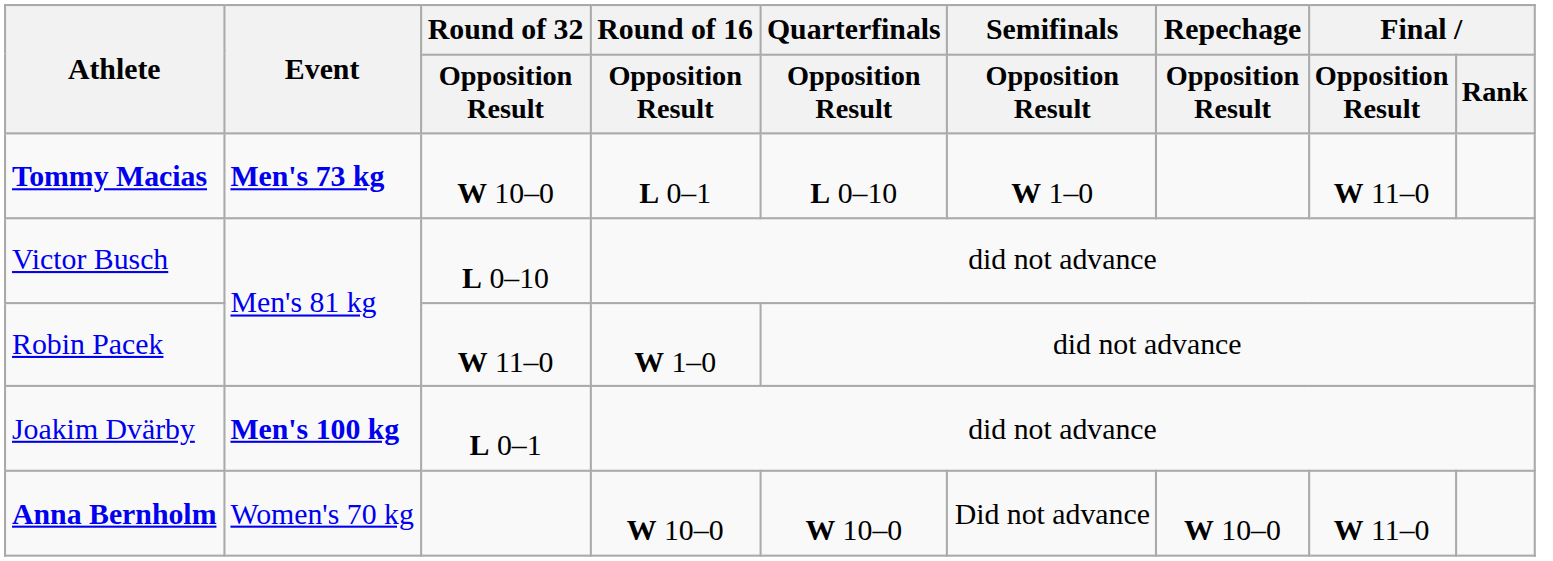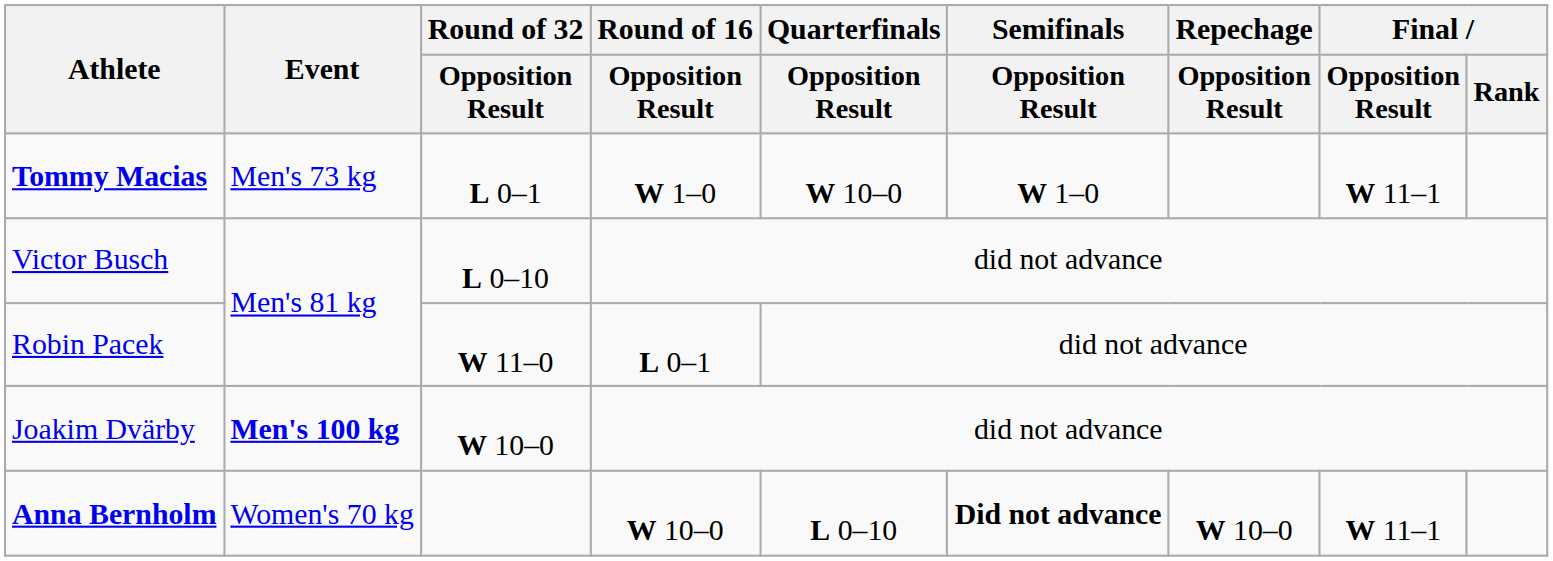(307, 175) bold -> (303, 175) normal
(506, 193) W 10–0 -> (506, 193) L 0–1
(675, 193) L 0–1 -> (675, 193) W 1–0
(854, 193) L 0–10 -> (854, 193) W 10–0
(1382, 193) W 11–0 -> (1393, 193) W 11–1
(675, 362) W 1–0 -> (675, 362) L 0–1
(506, 446) L 0–1 -> (506, 446) W 10–0
(854, 530) W 10–0 -> (854, 530) L 0–10
(1052, 513) normal -> (1058, 513) bold
(1382, 530) W 11–0 -> (1393, 530) W 11–1
